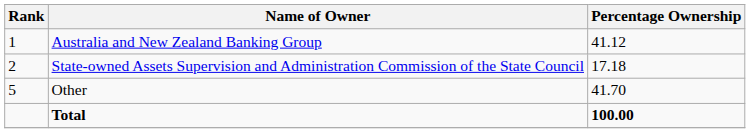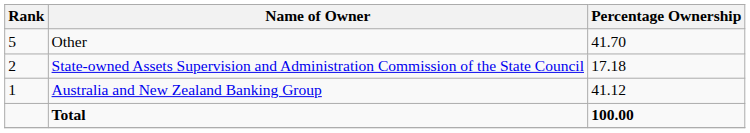rows swapped: (187, 41) <-> (69, 90)
